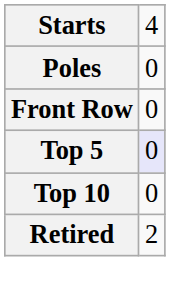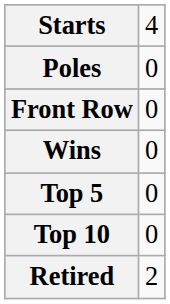+ row: (72, 151)
(152, 151) lavender background -> (152, 192) no background
